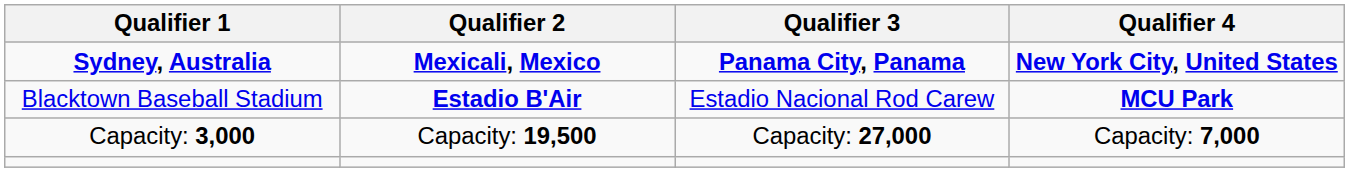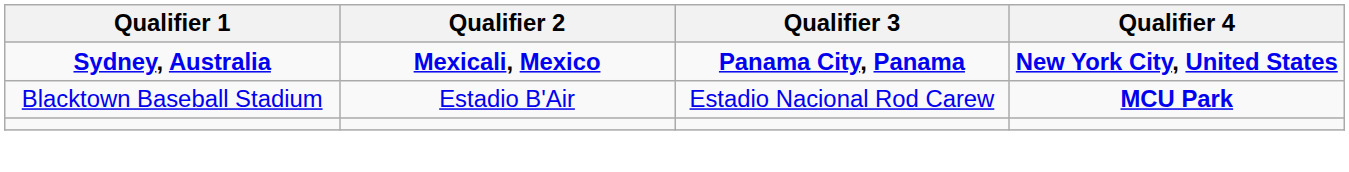(507, 99) bold -> (507, 99) normal
- row: (172, 136)
